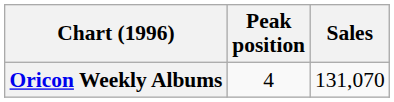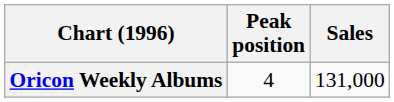(350, 79) 131,070 -> (350, 79) 131,000
